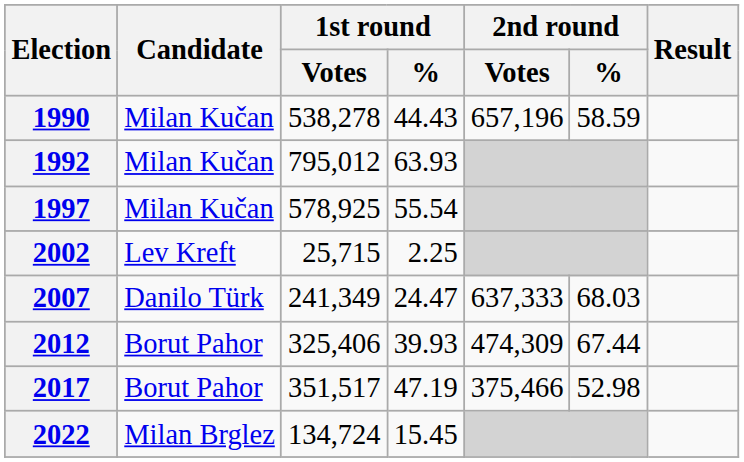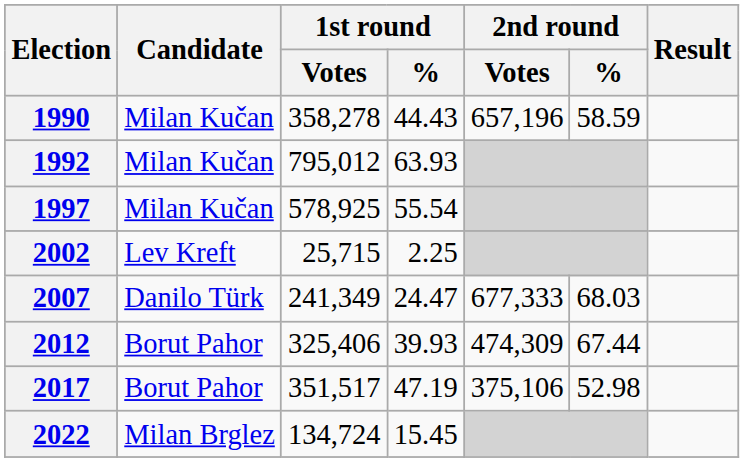(334, 117) 538,278 -> (334, 117) 358,278
(517, 298) 637,333 -> (517, 298) 677,333
(517, 388) 375,466 -> (517, 388) 375,106
